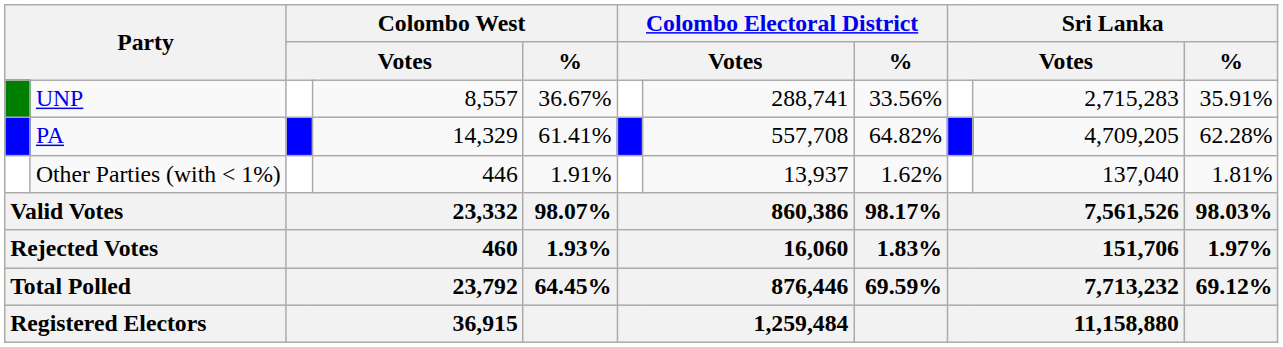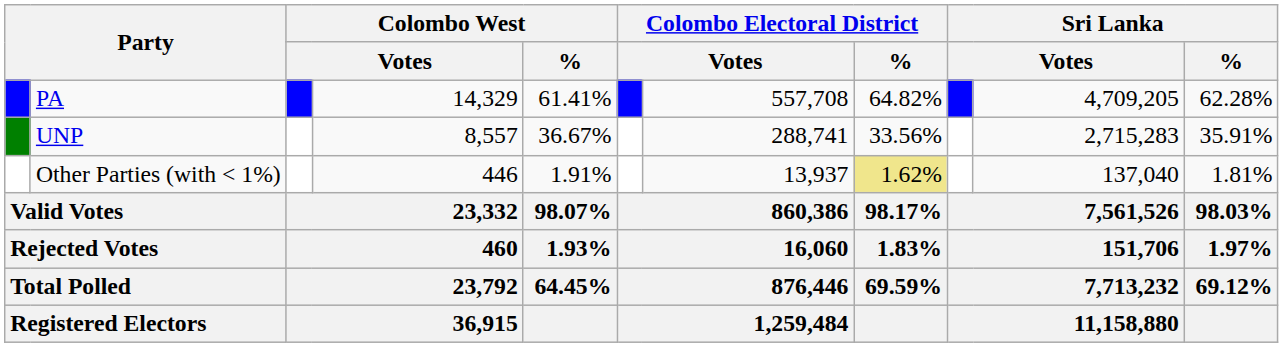rows swapped: (50, 135) <-> (60, 98)
(911, 173) no background -> (911, 173) khaki background
